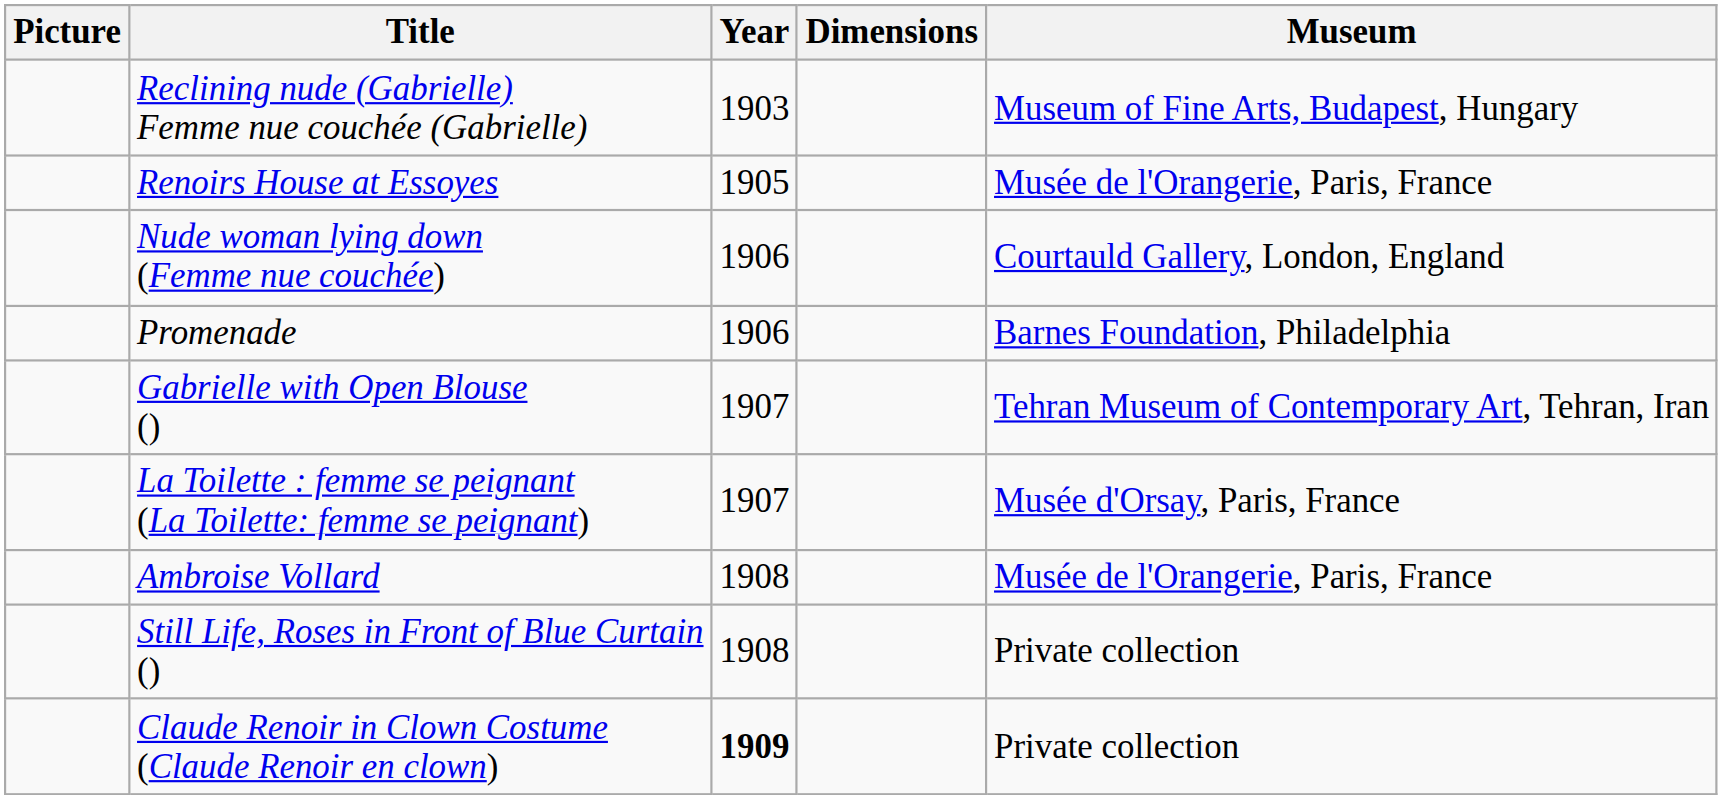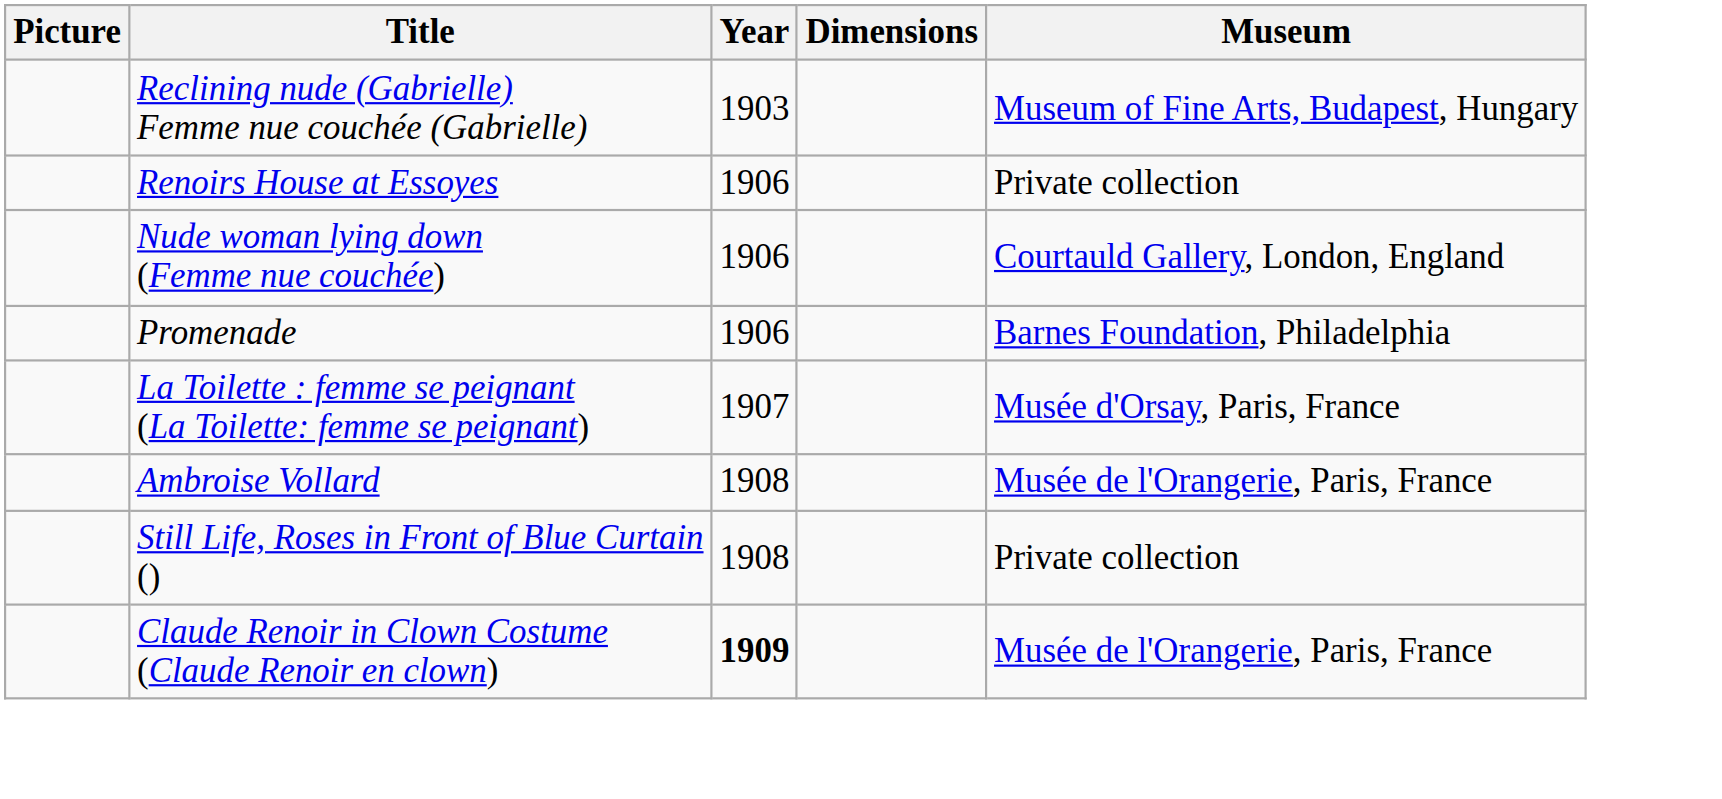(754, 182) 1905 -> (754, 182) 1906
(1243, 182) Musée de l'Orangerie, Paris, France -> (1117, 182) Private collection
- row: (332, 406)
(1117, 745) Private collection -> (1243, 651) Musée de l'Orangerie, Paris, France
